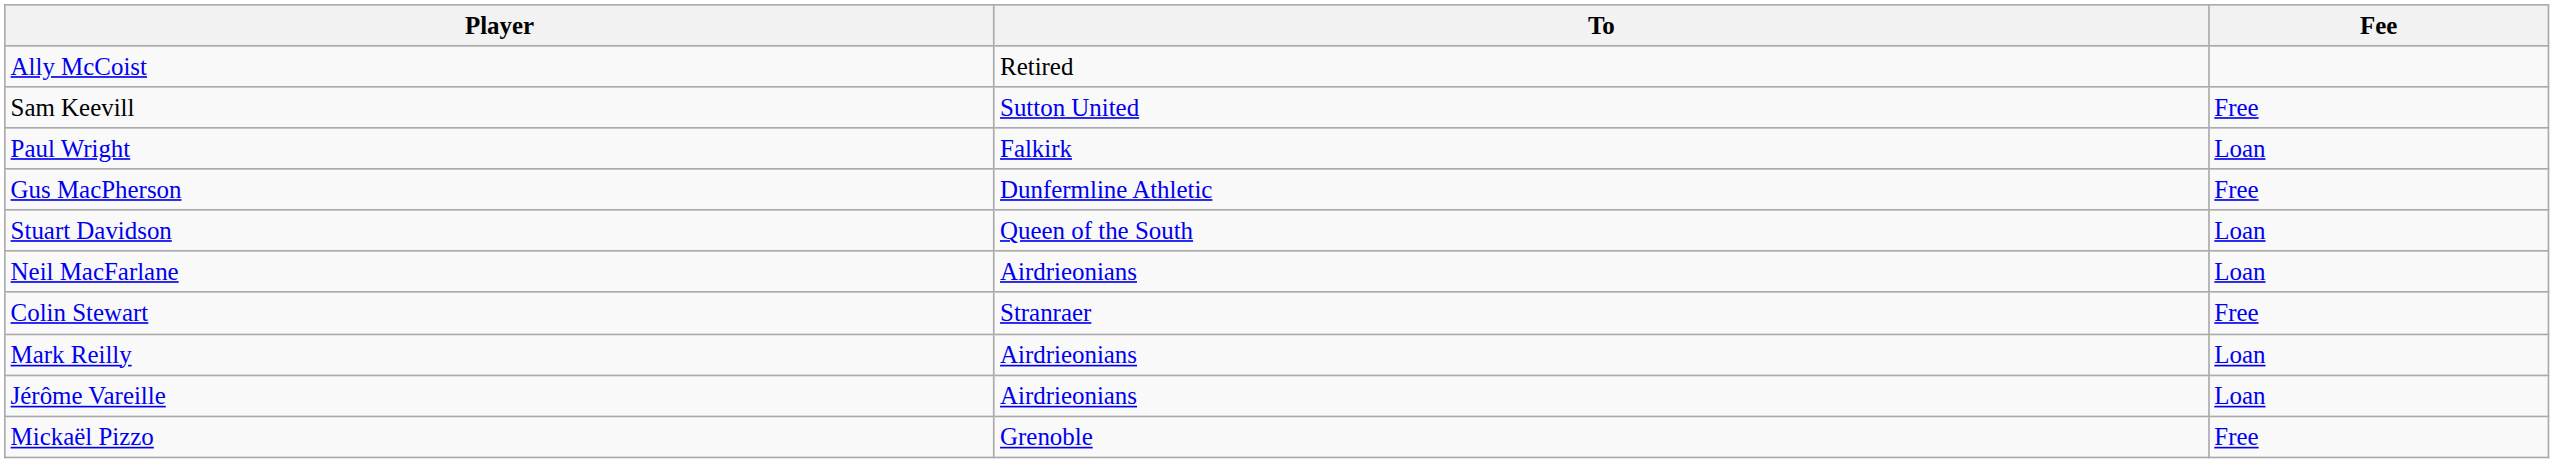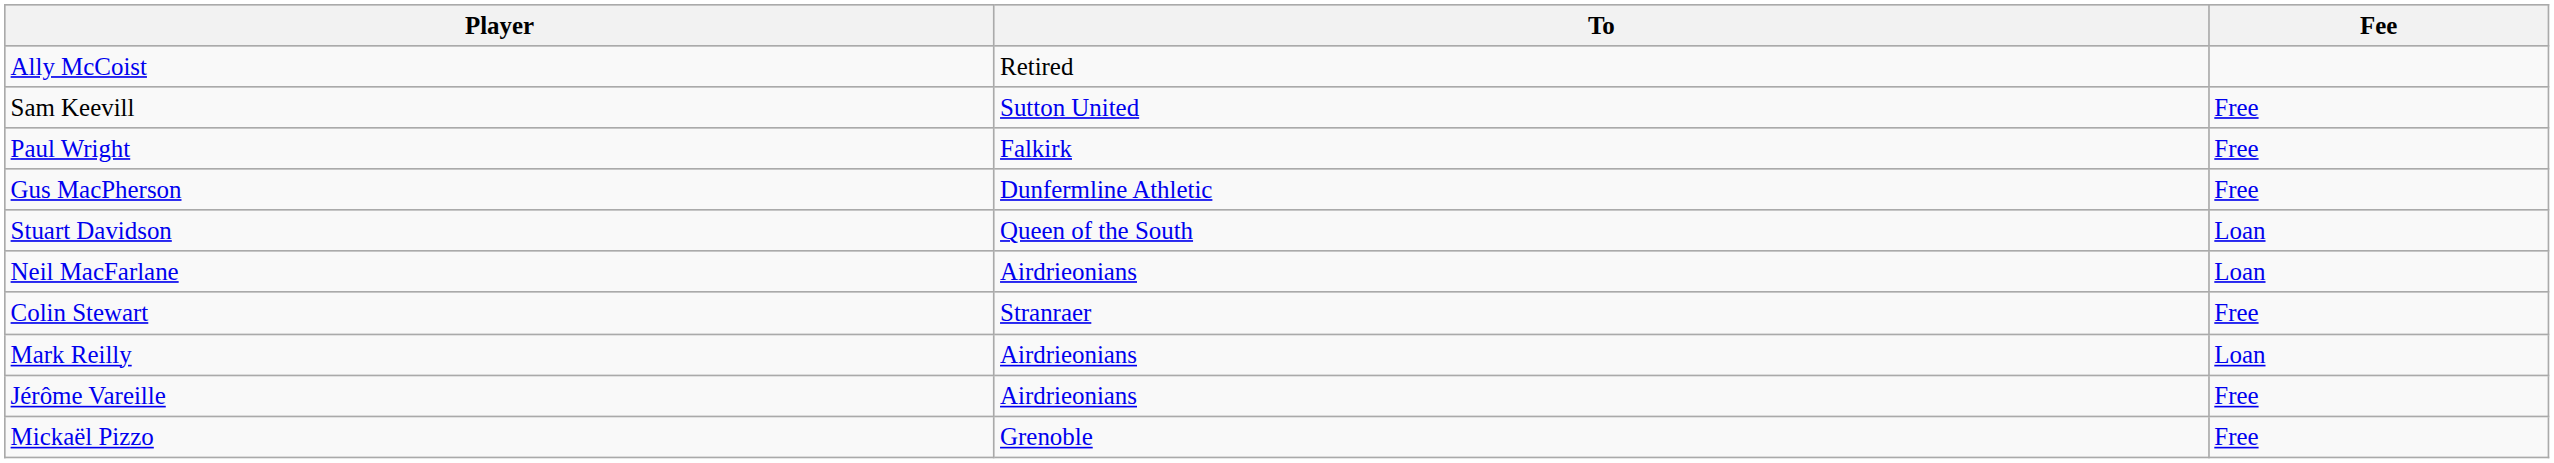(2240, 148) Loan -> (2236, 148) Free
(2240, 395) Loan -> (2236, 395) Free
